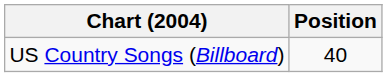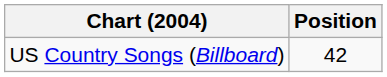(335, 54) 40 -> (335, 54) 42
